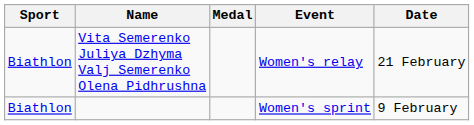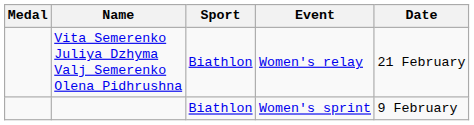columns swapped: (233, 15) <-> (40, 15)
